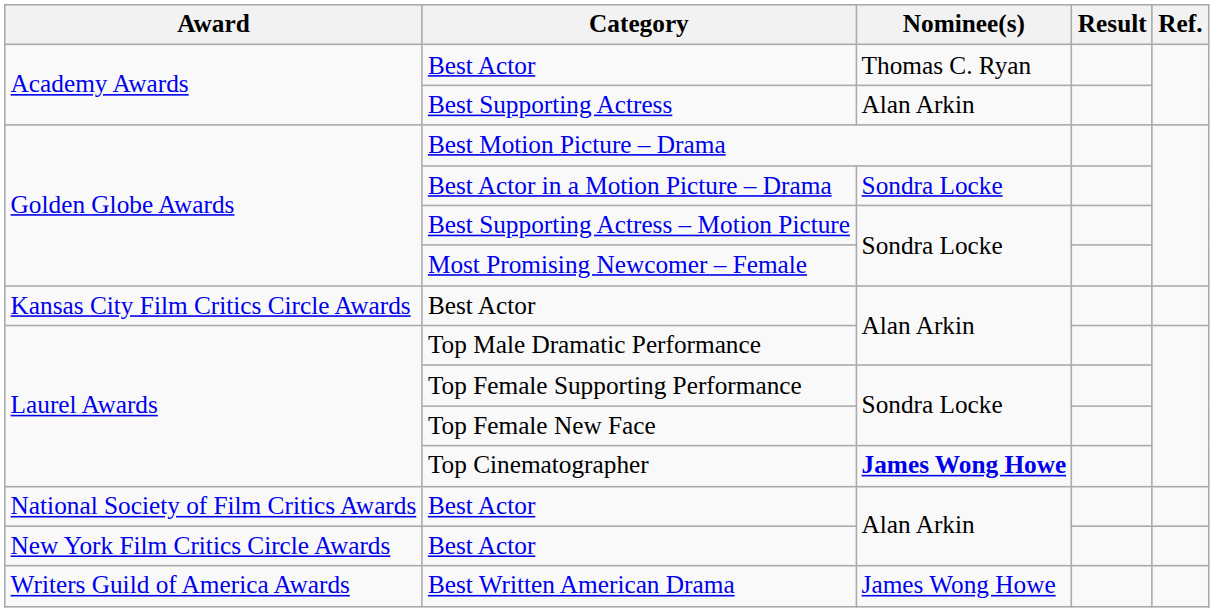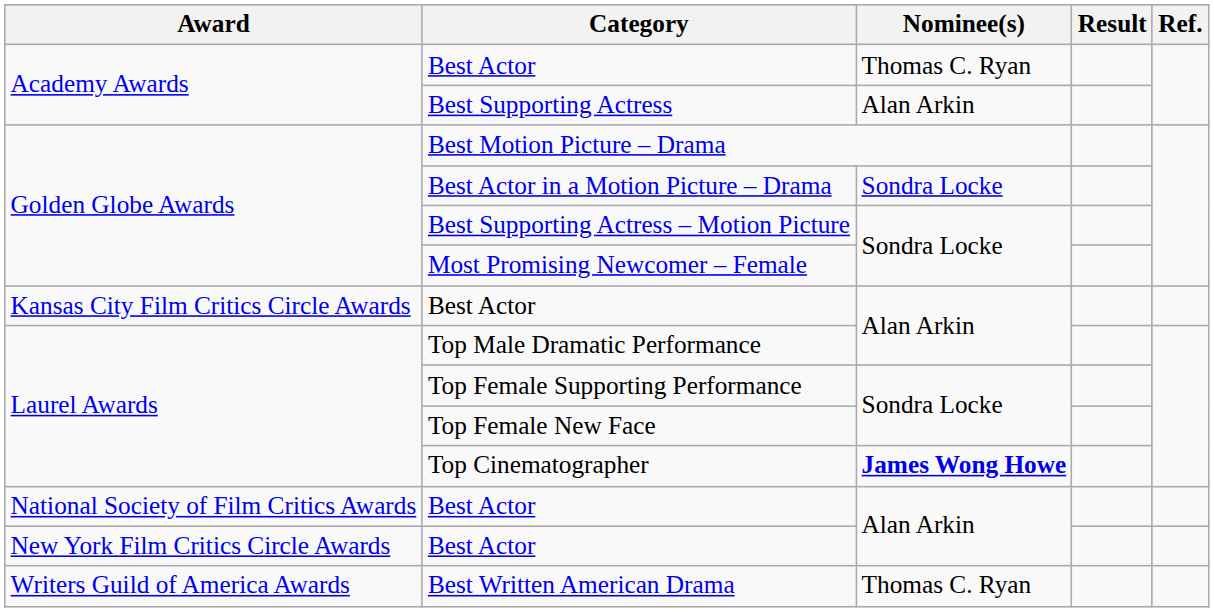(959, 585) James Wong Howe -> (946, 585) Thomas C. Ryan
